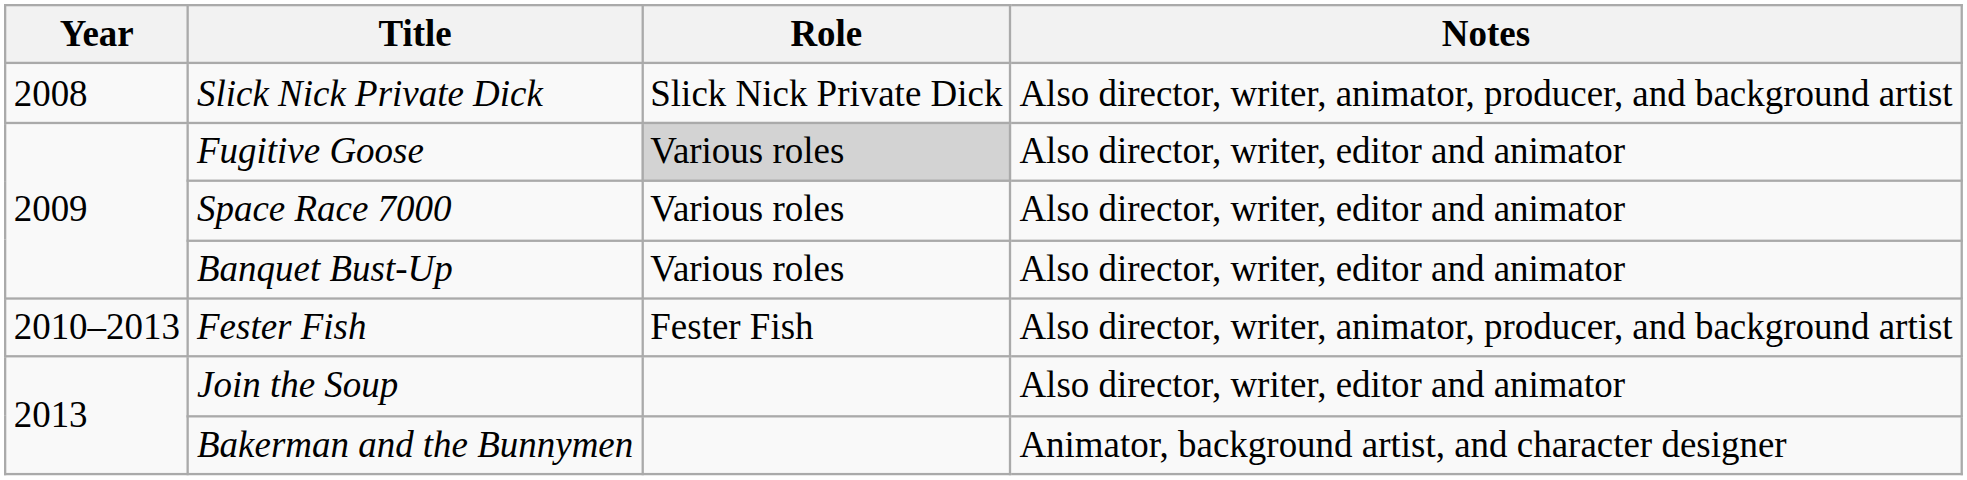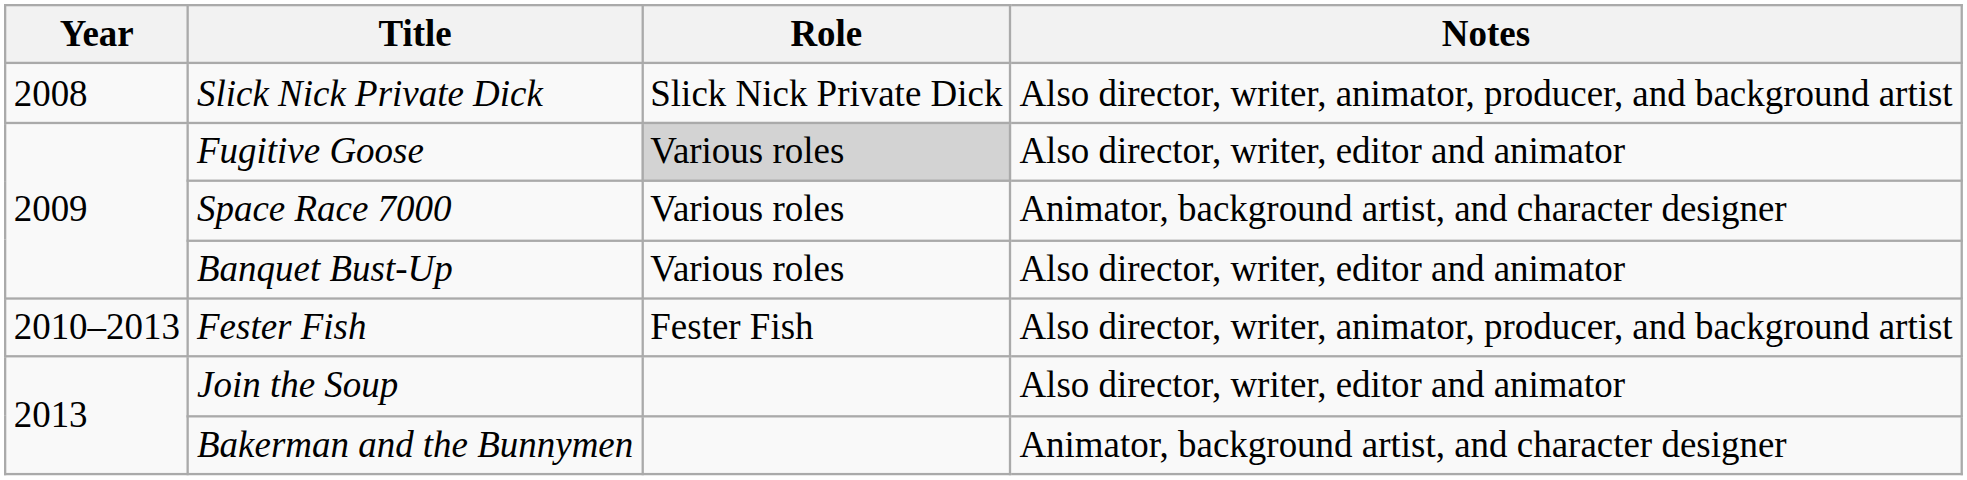(1322, 209) Also director, writer, editor and animator -> (1403, 209) Animator, background artist, and character designer
